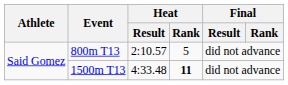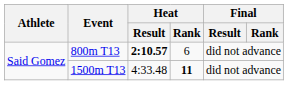(149, 51) normal -> (149, 51) bold
(186, 51) 5 -> (187, 51) 6
